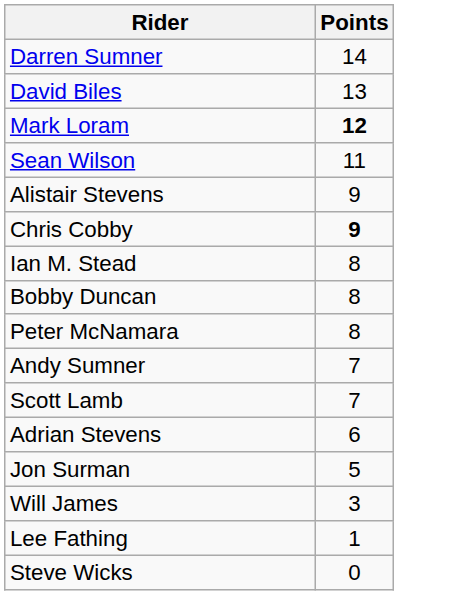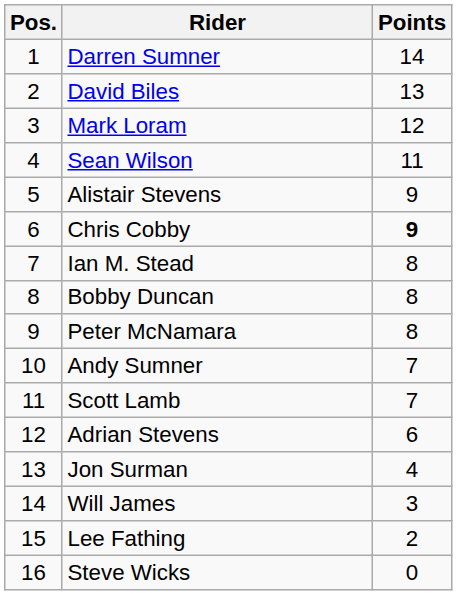+ column: (34, 22)
(354, 125) bold -> (412, 125) normal
(354, 469) 5 -> (412, 469) 4
(354, 538) 1 -> (412, 538) 2
